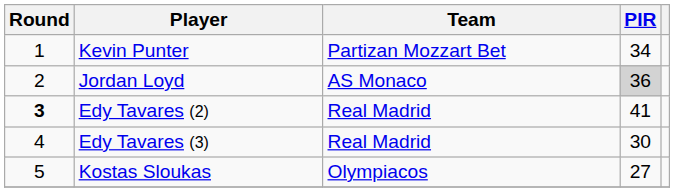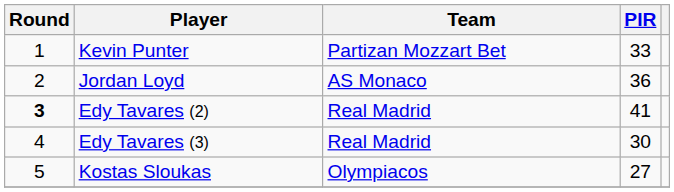(640, 50) 34 -> (640, 50) 33
(640, 80) lightgrey background -> (640, 80) no background
